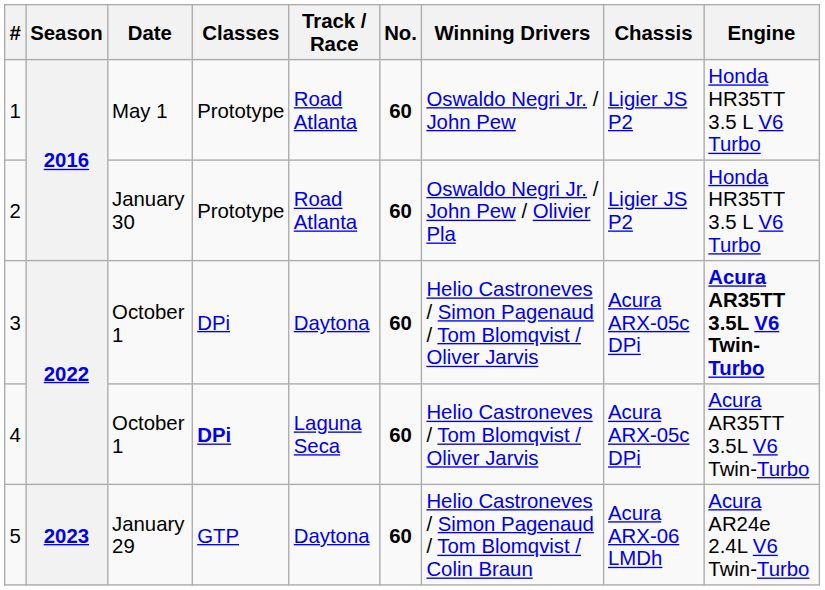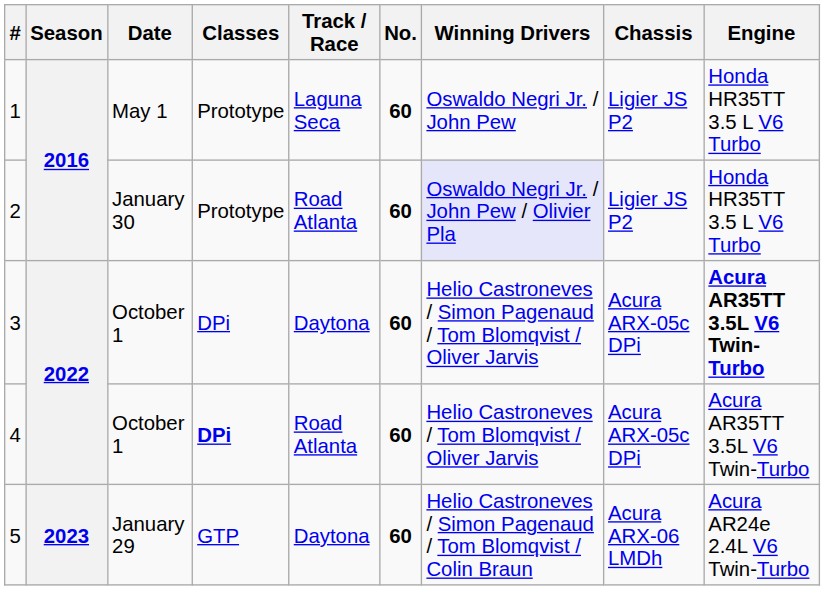(325, 110) Road Atlanta -> (328, 110) Laguna Seca
(512, 211) no background -> (512, 211) lavender background
(328, 435) Laguna Seca -> (325, 435) Road Atlanta
